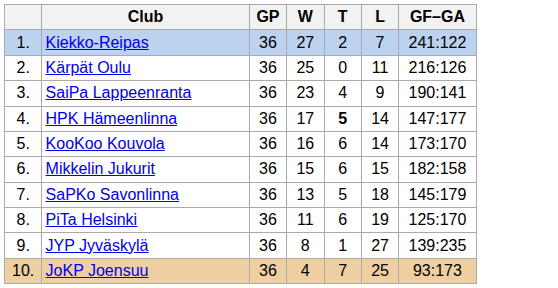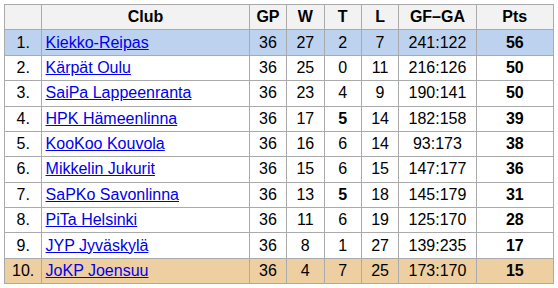+ column: (515, 17)
(437, 118) 147:177 -> (437, 118) 182:158
(437, 144) 173:170 -> (437, 144) 93:173
(437, 169) 182:158 -> (437, 169) 147:177
(343, 194) normal -> (343, 194) bold
(437, 270) 93:173 -> (437, 270) 173:170
